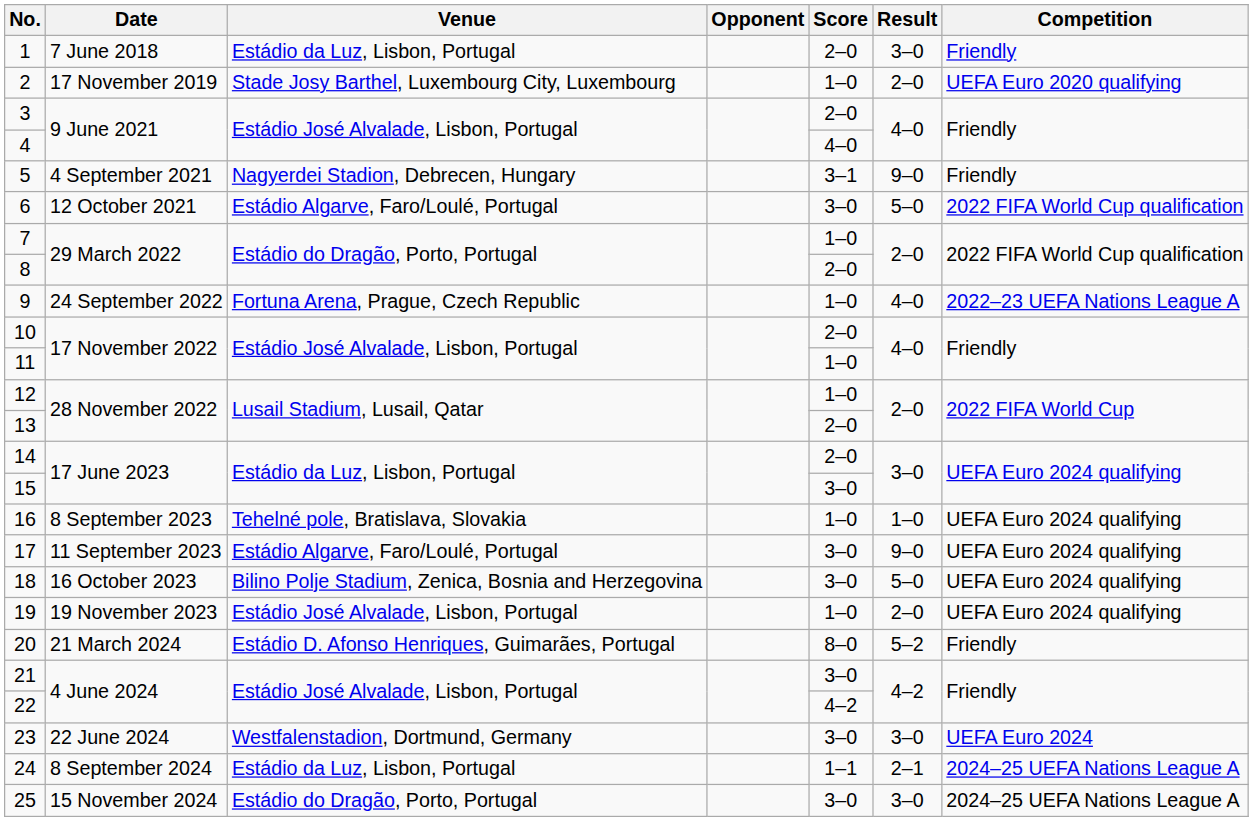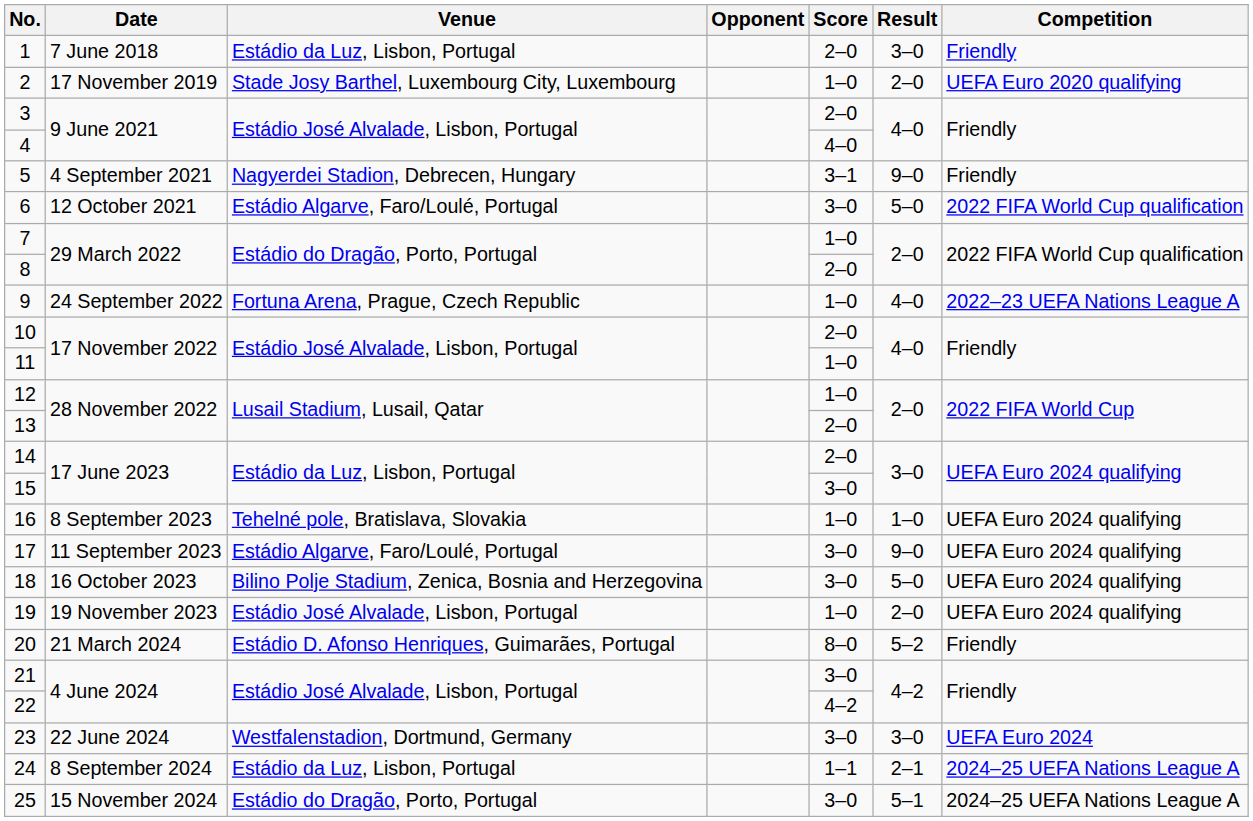(907, 800) 3–0 -> (907, 800) 5–1
